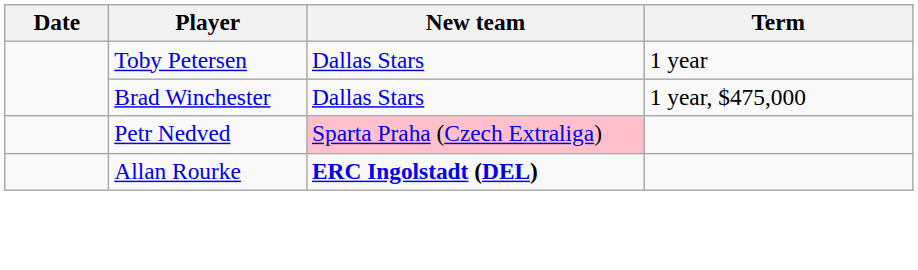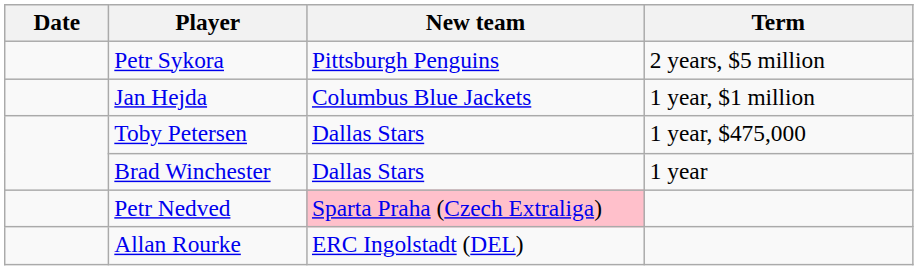+ row: (169, 60)
+ row: (161, 97)
(679, 60) 1 year -> (728, 134) 1 year, $475,000
(728, 97) 1 year, $475,000 -> (679, 171) 1 year
(425, 171) bold -> (418, 245) normal
